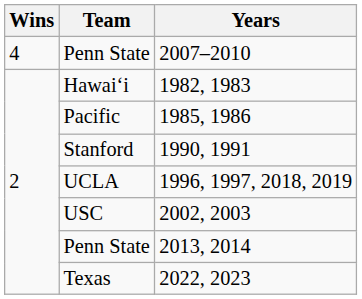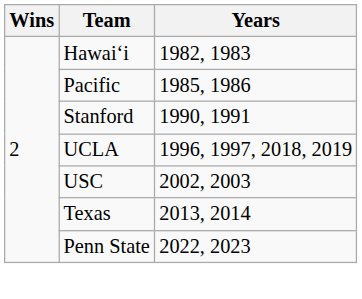- row: (205, 52)
(107, 246) Penn State -> (87, 213) Texas
(87, 278) Texas -> (107, 246) Penn State
